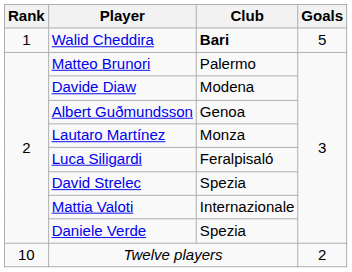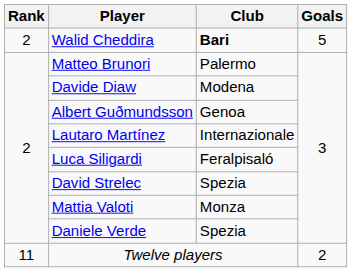(26, 40) 1 -> (26, 40) 2
(222, 135) Monza -> (247, 135) Internazionale
(247, 207) Internazionale -> (222, 207) Monza
(26, 254) 10 -> (26, 254) 11
